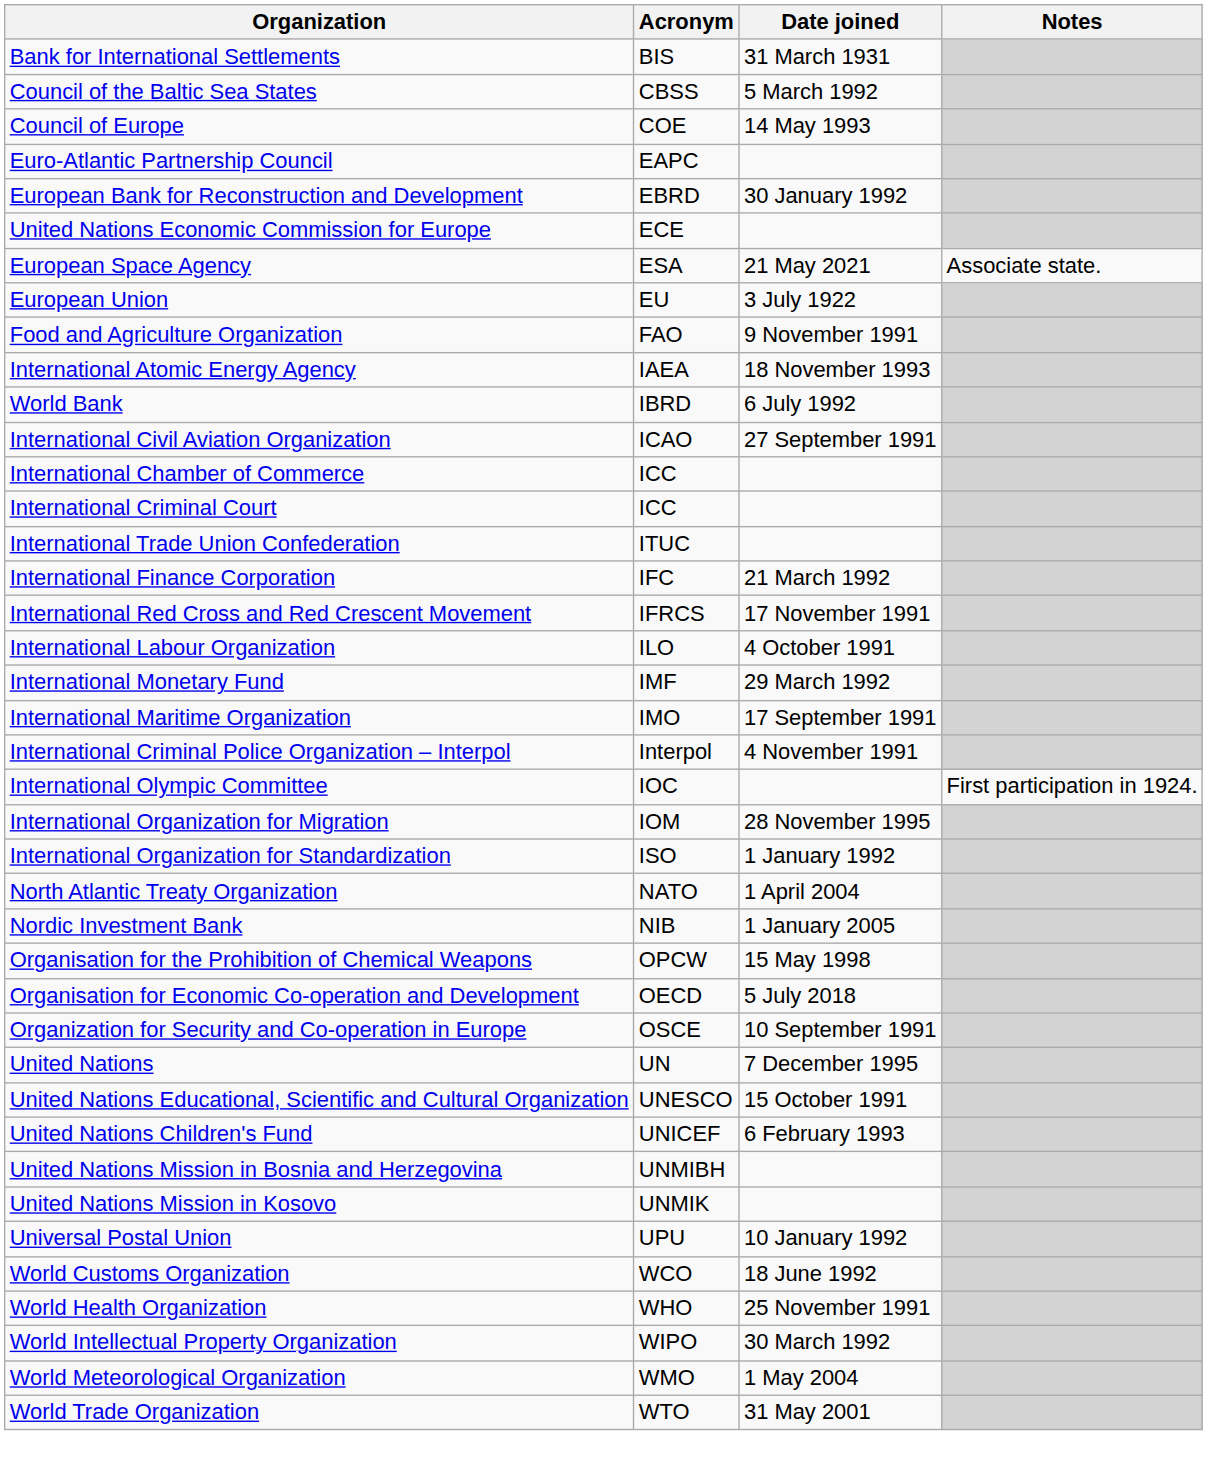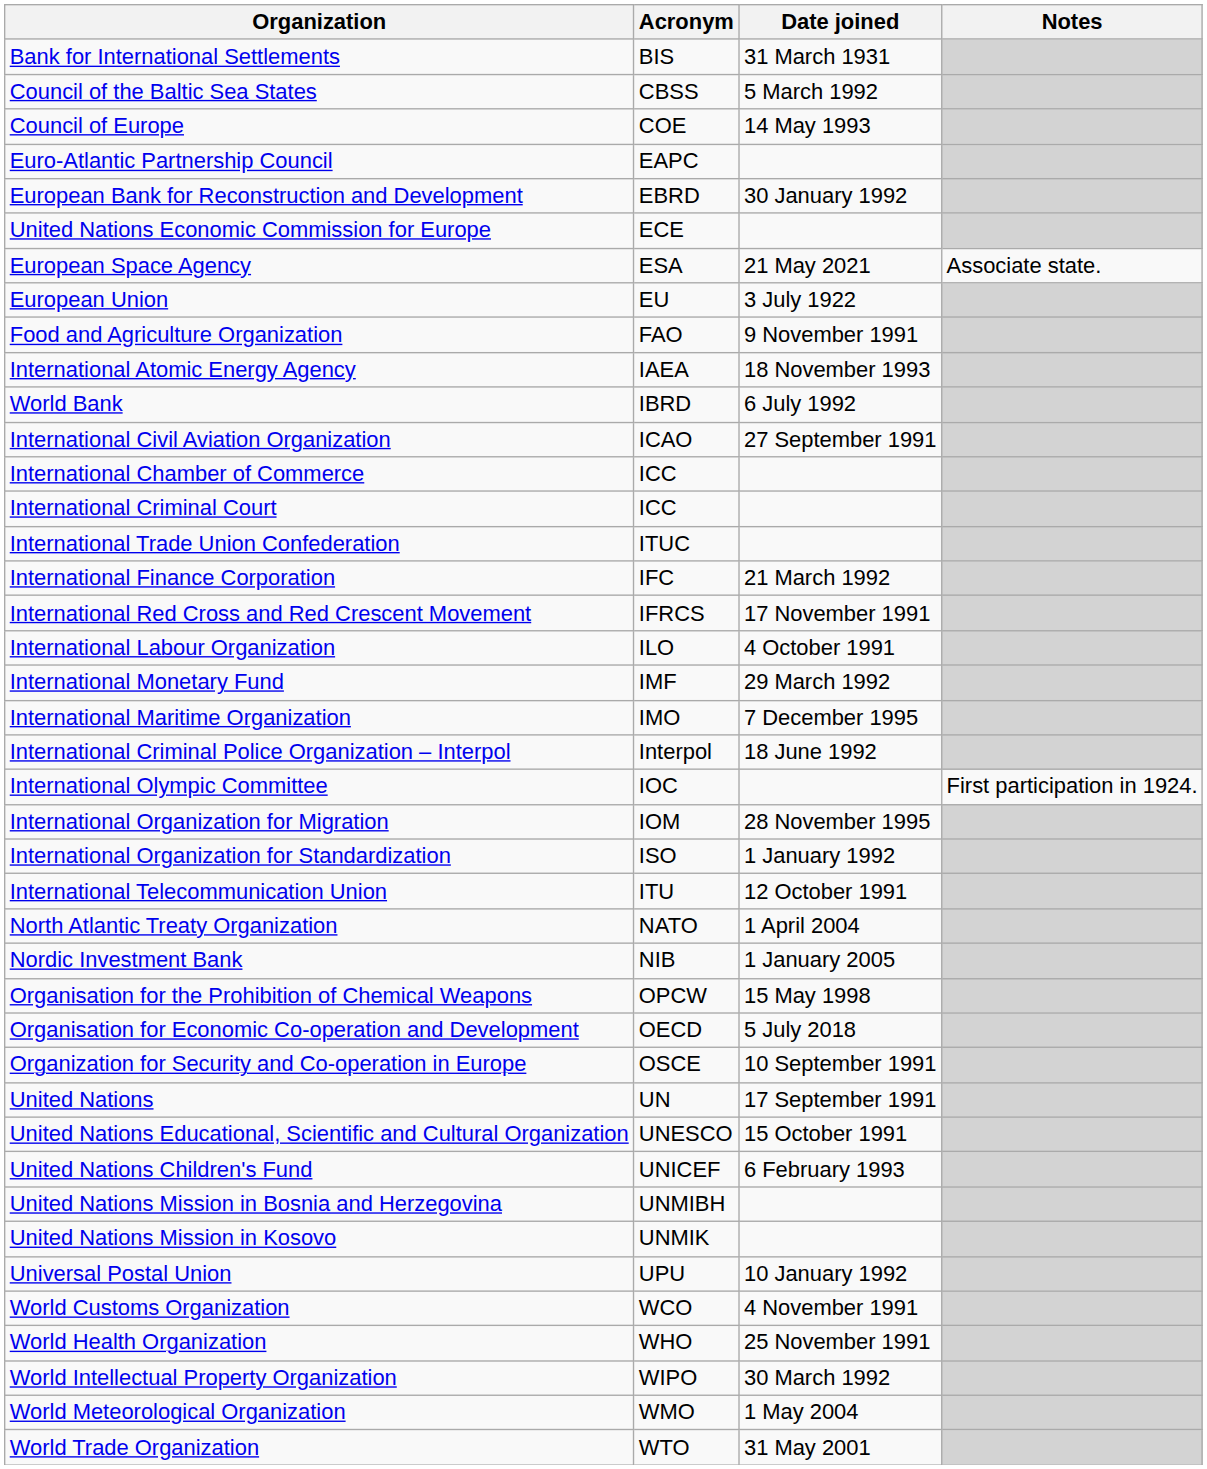(840, 717) 17 September 1991 -> (831, 717) 7 December 1995
(831, 751) 4 November 1991 -> (810, 751) 18 June 1992
+ row: (198, 890)
(831, 1064) 7 December 1995 -> (840, 1099) 17 September 1991
(810, 1273) 18 June 1992 -> (831, 1308) 4 November 1991
